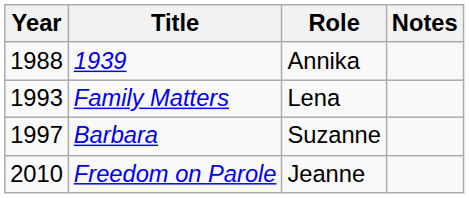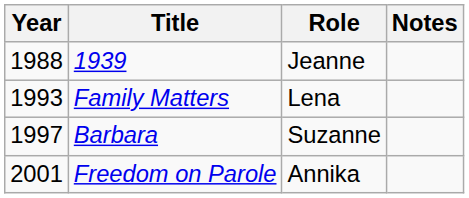(324, 60) Annika -> (326, 60) Jeanne
(37, 173) 2010 -> (37, 173) 2001
(326, 173) Jeanne -> (324, 173) Annika
